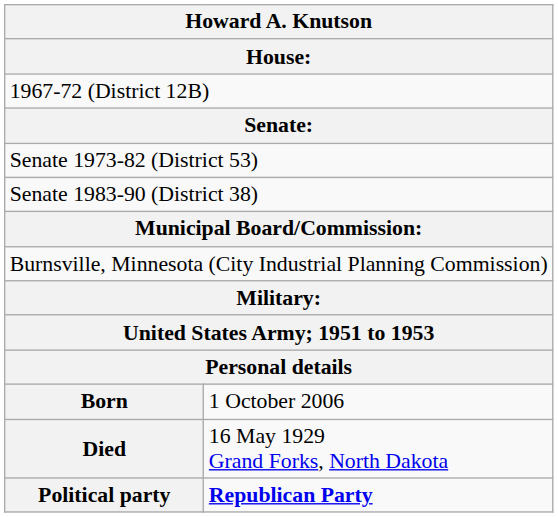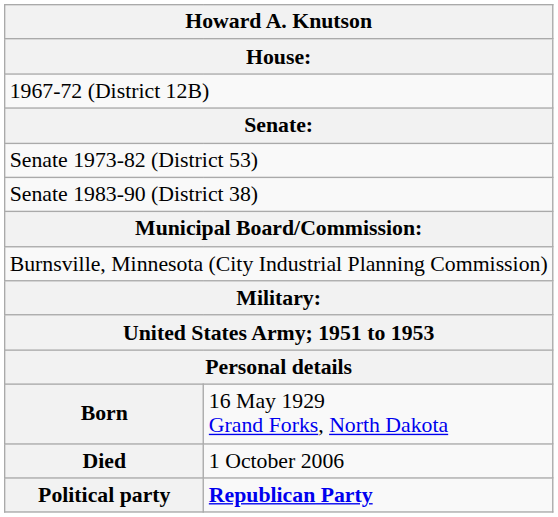(277, 401) 1 October 2006 -> (329, 413) 16 May 1929 Grand Forks, North Dakota
(329, 448) 16 May 1929 Grand Forks, North Dakota -> (277, 460) 1 October 2006
